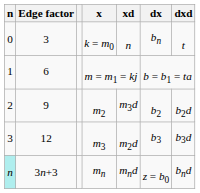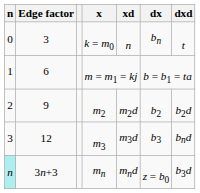(128, 105) m3d -> (128, 111) m2d
(128, 145) m2d -> (128, 138) m3d
(183, 138) b3d -> (183, 138) bnd
(183, 172) bnd -> (183, 172) b3d
